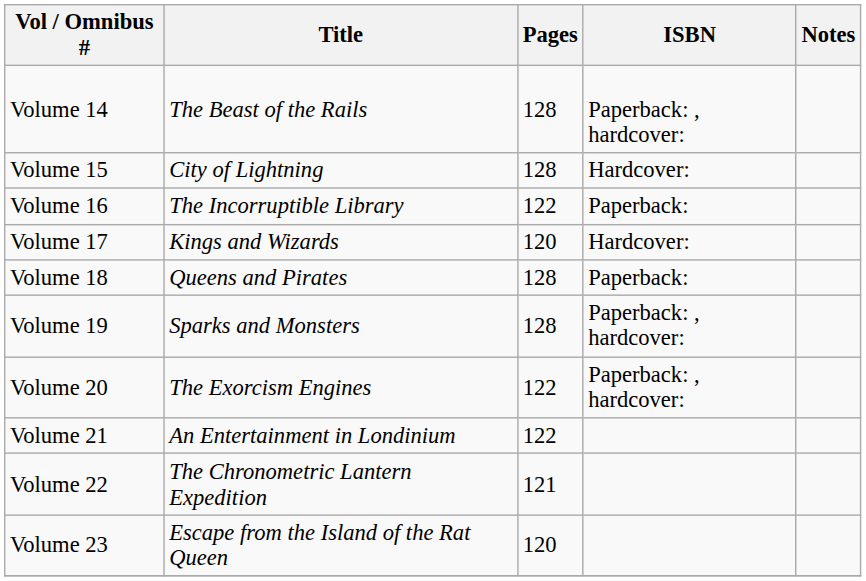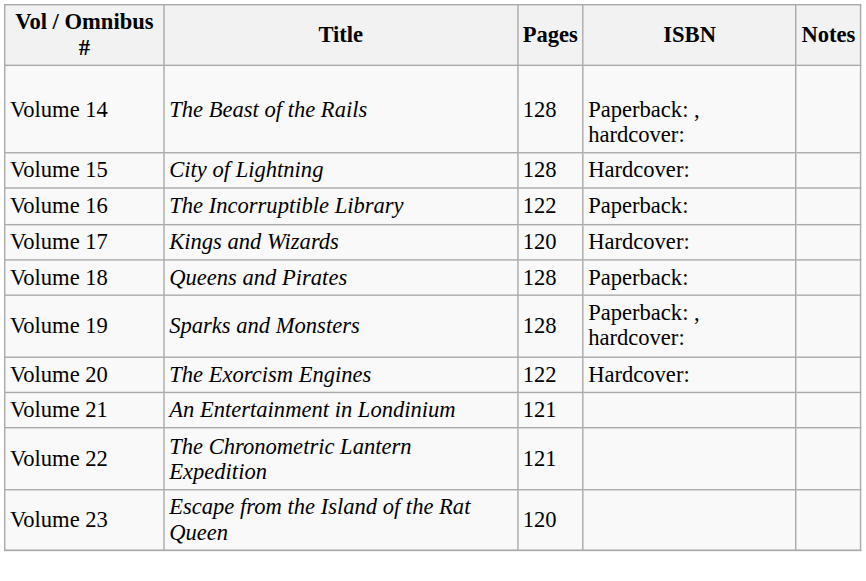(644, 387) Paperback: , hardcover: -> (639, 374) Hardcover:
(540, 435) 122 -> (540, 410) 121
